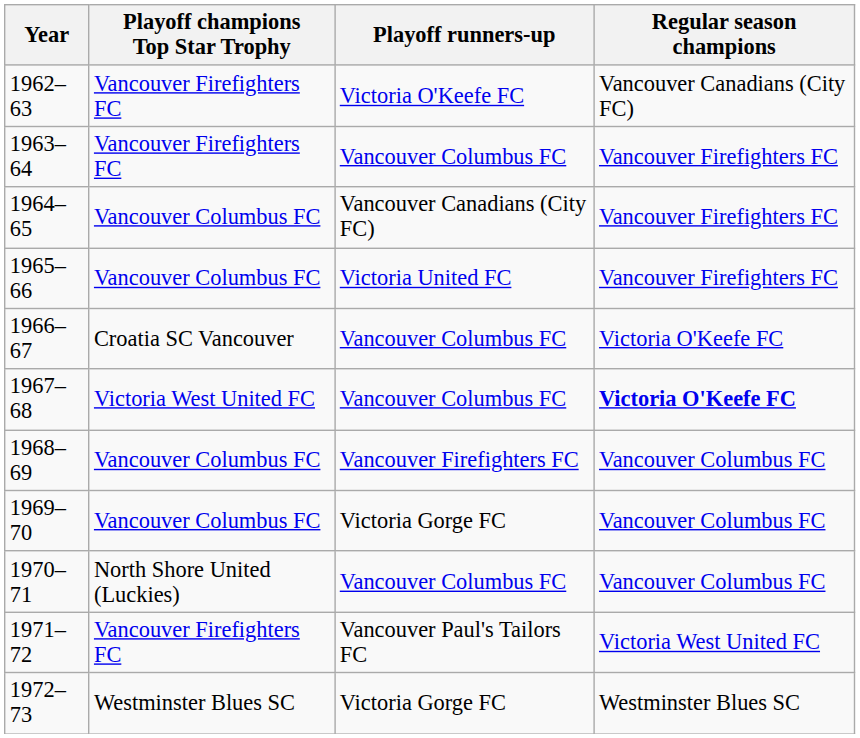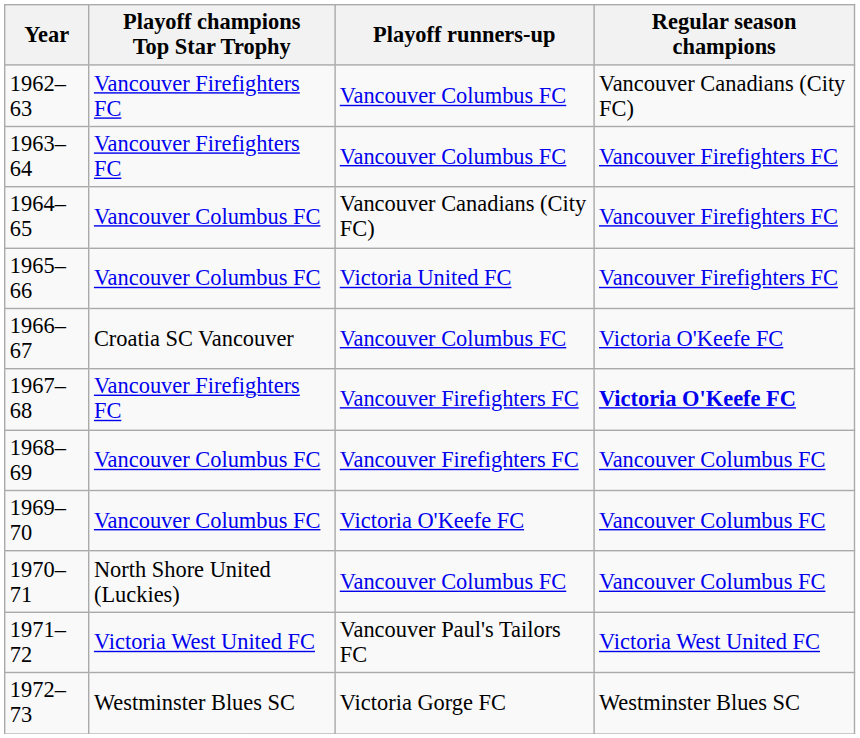(432, 95) Victoria O'Keefe FC -> (453, 95) Vancouver Columbus FC
(204, 399) Victoria West United FC -> (197, 399) Vancouver Firefighters FC
(453, 399) Vancouver Columbus FC -> (459, 399) Vancouver Firefighters FC
(423, 520) Victoria Gorge FC -> (432, 520) Victoria O'Keefe FC
(197, 642) Vancouver Firefighters FC -> (204, 642) Victoria West United FC
